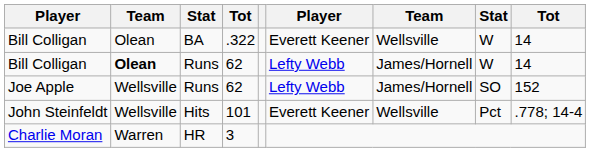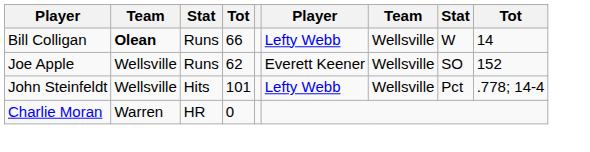- row: (47, 40)
(234, 64) 62 -> (234, 40) 66
(424, 64) James/Hornell -> (403, 40) Wellsville
(307, 87) Lefty Webb -> (315, 64) Everett Keener
(424, 87) James/Hornell -> (403, 64) Wellsville
(319, 111) Everett Keener -> (303, 87) Lefty Webb
(230, 135) 3 -> (230, 111) 0
